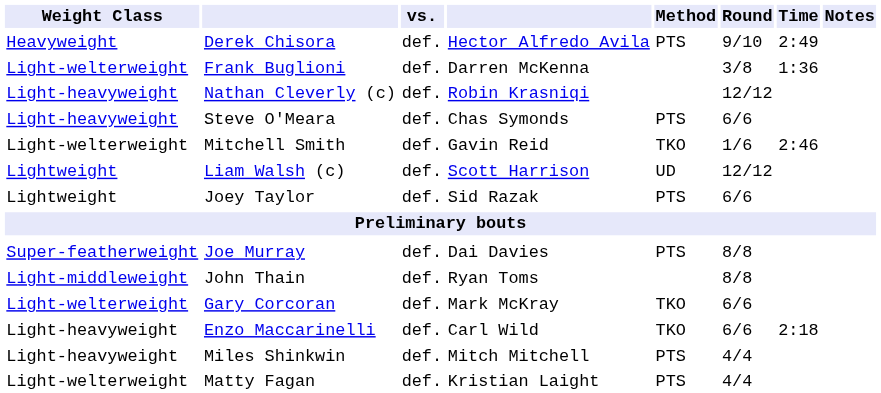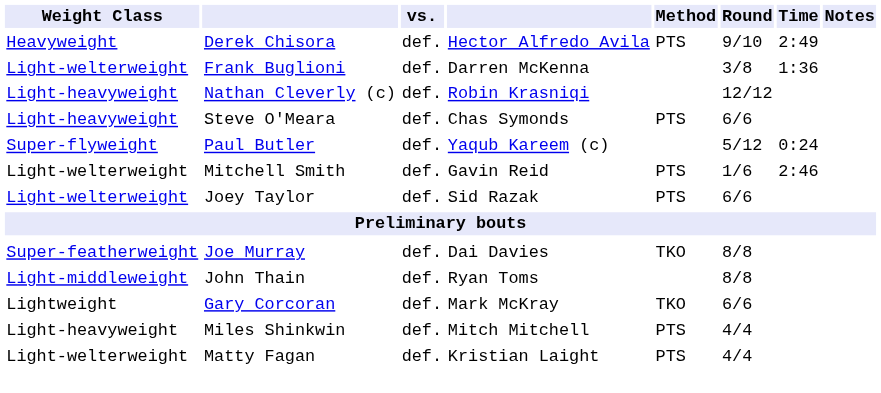+ row: (260, 146)
(671, 146) TKO -> (671, 172) PTS
- row: (275, 172)
(62, 198) Lightweight -> (97, 198) Light-welterweight
(671, 253) PTS -> (671, 253) TKO
(97, 304) Light-welterweight -> (62, 304) Lightweight
- row: (290, 330)
